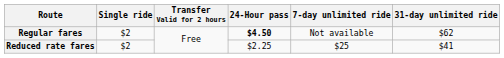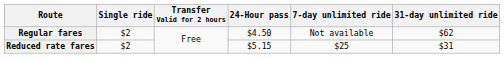(259, 34) bold -> (259, 34) normal
(259, 47) $2.25 -> (259, 47) $5.15
(446, 47) $41 -> (446, 47) $31
